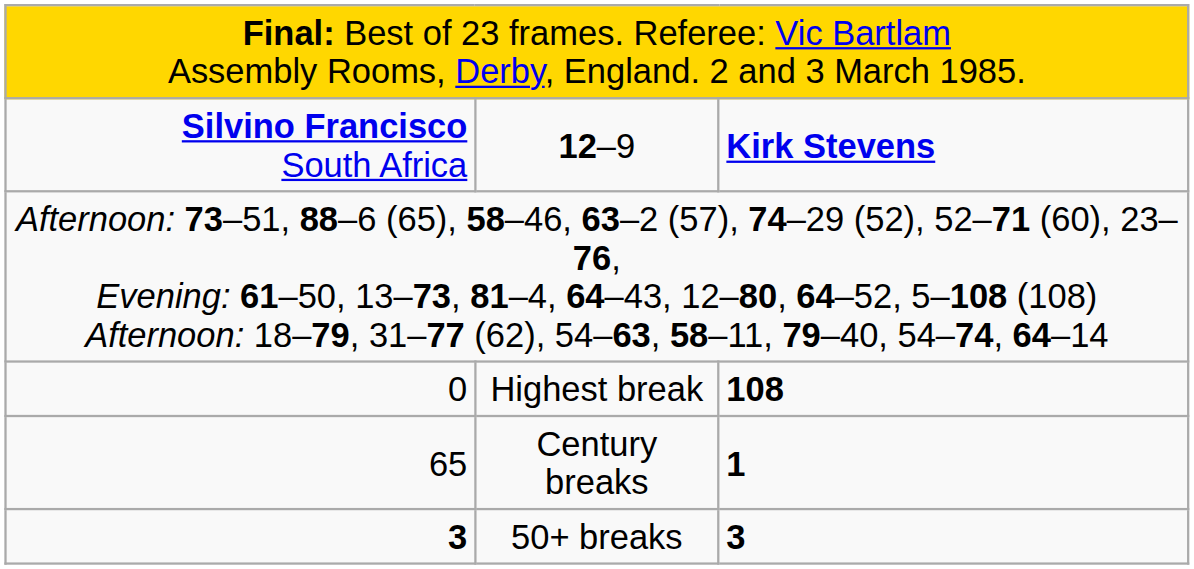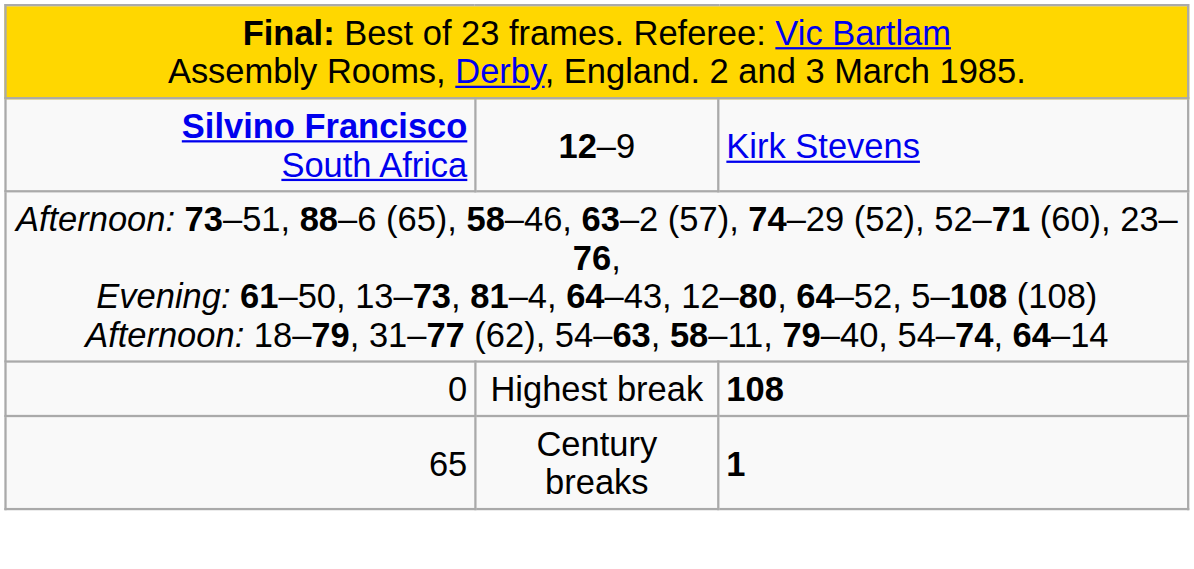(831, 145) bold -> (823, 145) normal
- row: (597, 537)
